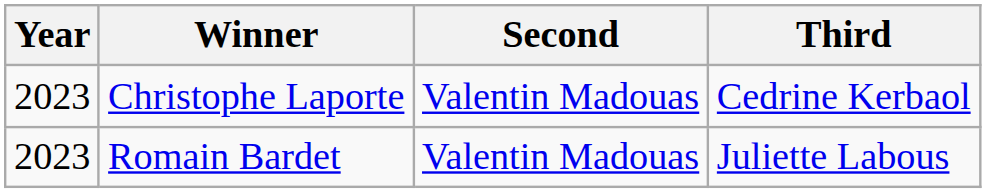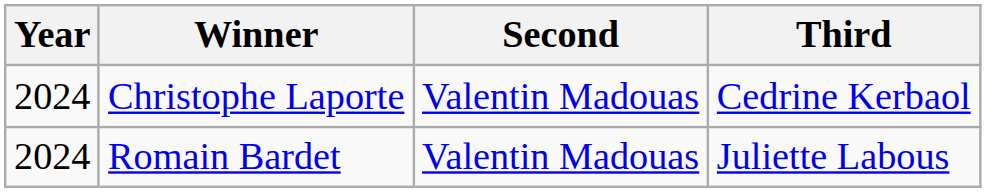(52, 95) 2023 -> (52, 95) 2024
(52, 156) 2023 -> (52, 156) 2024
